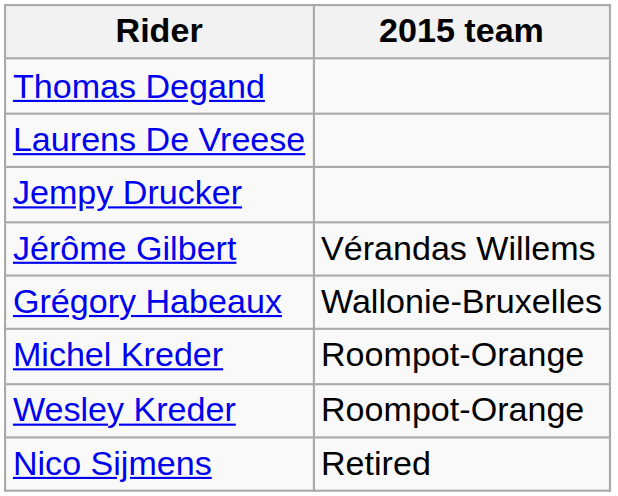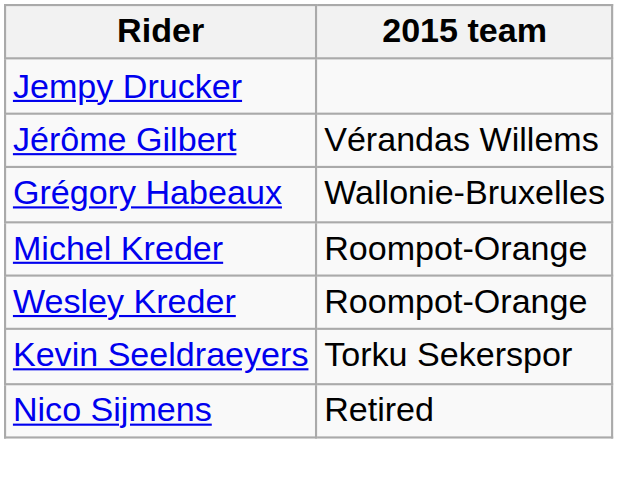- row: (139, 85)
- row: (159, 139)
+ row: (161, 355)
